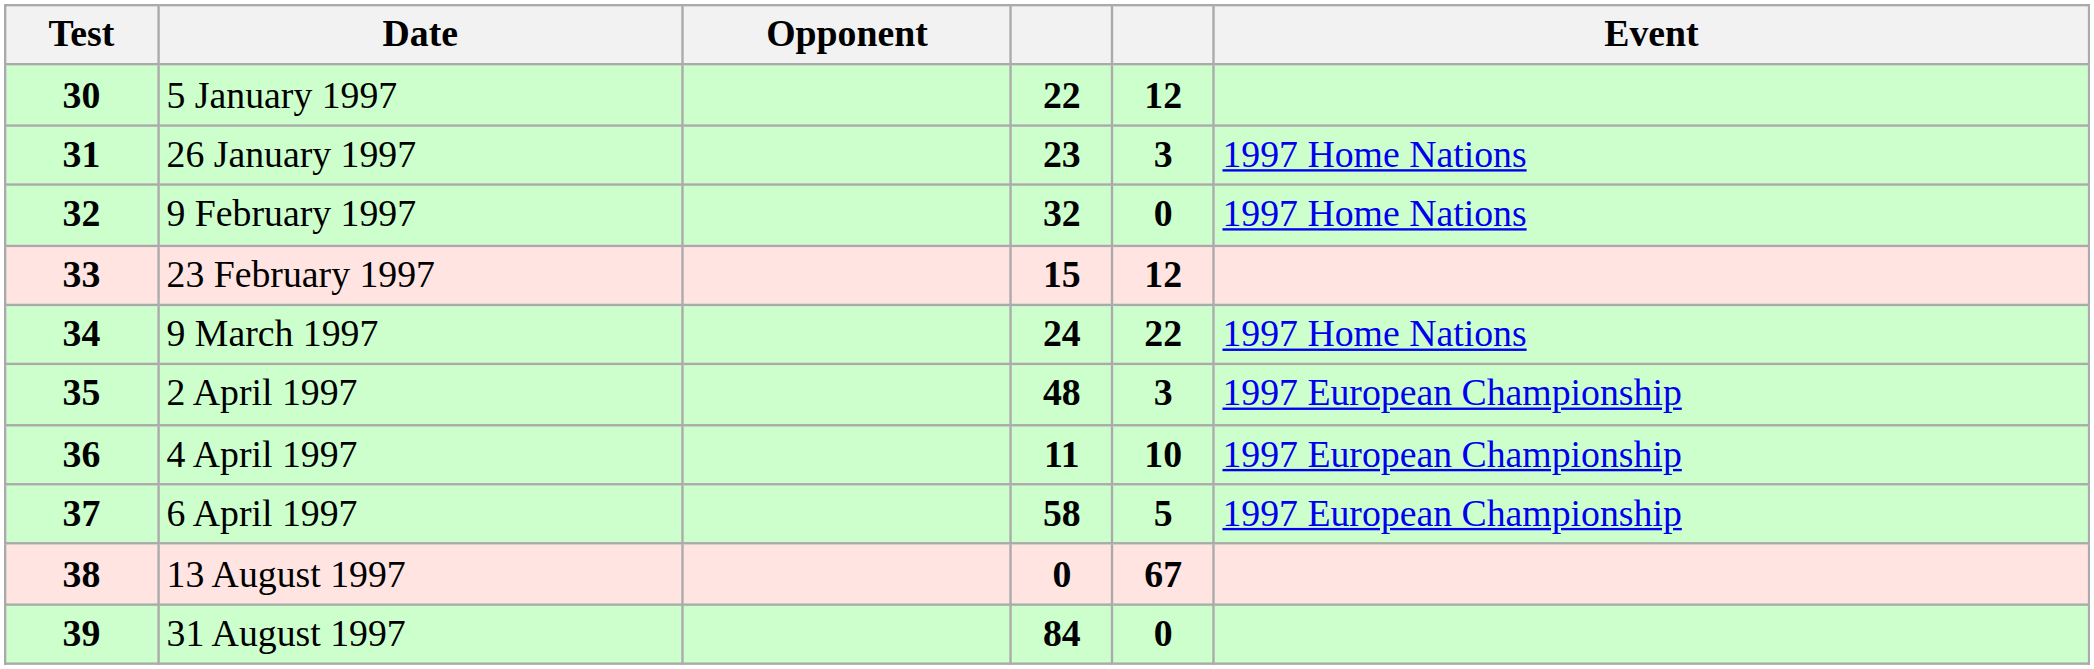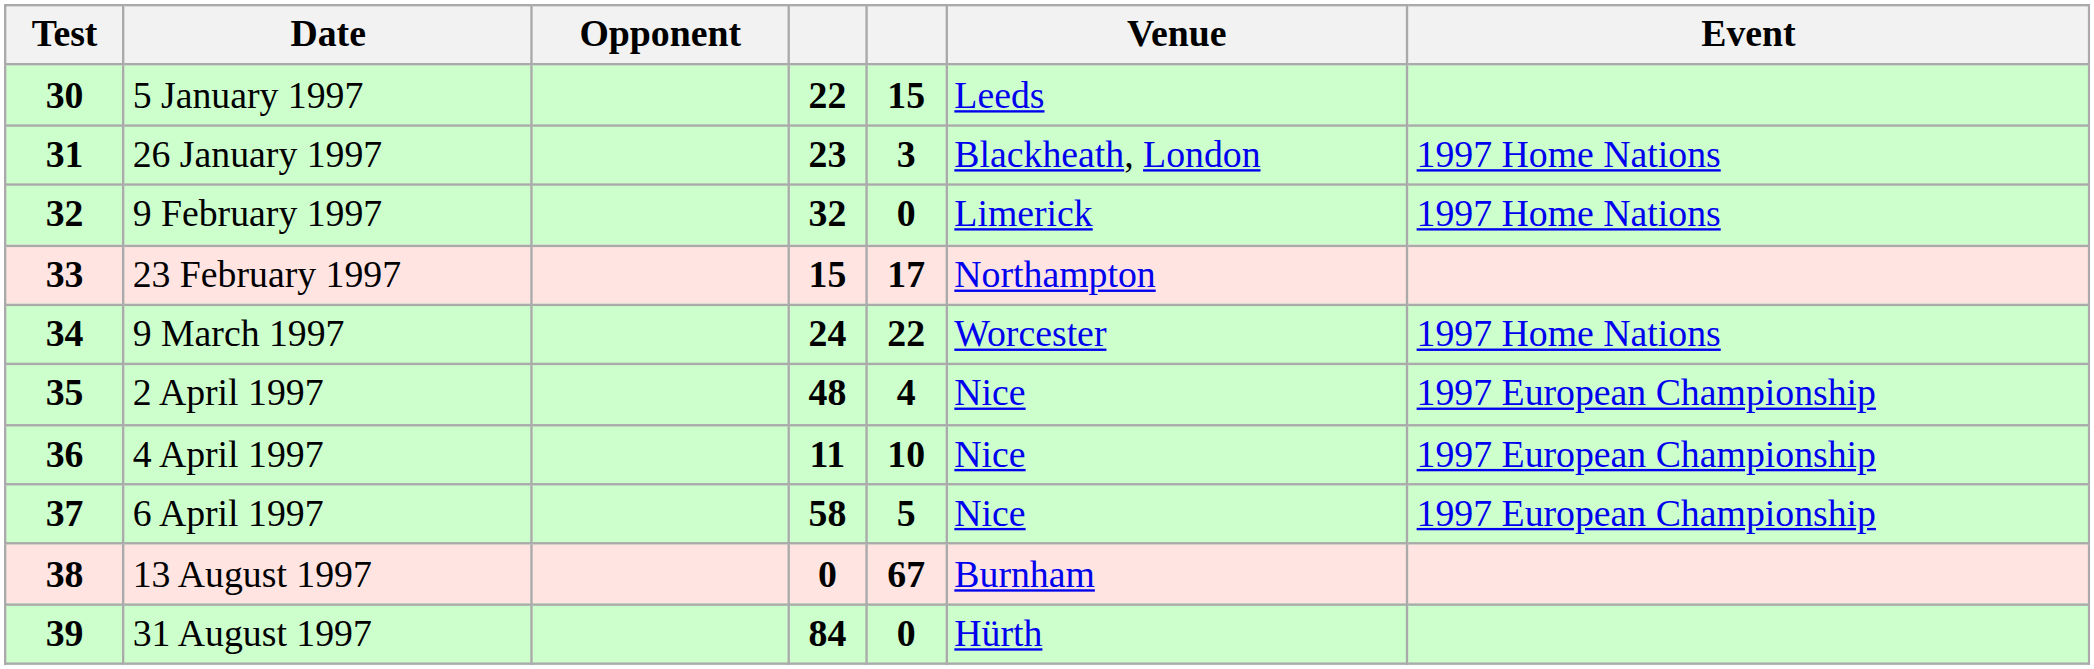+ column: (1177, 34)
(1163, 94) 12 -> (906, 94) 15
(1163, 273) 12 -> (906, 273) 17
(1163, 393) 3 -> (906, 393) 4
